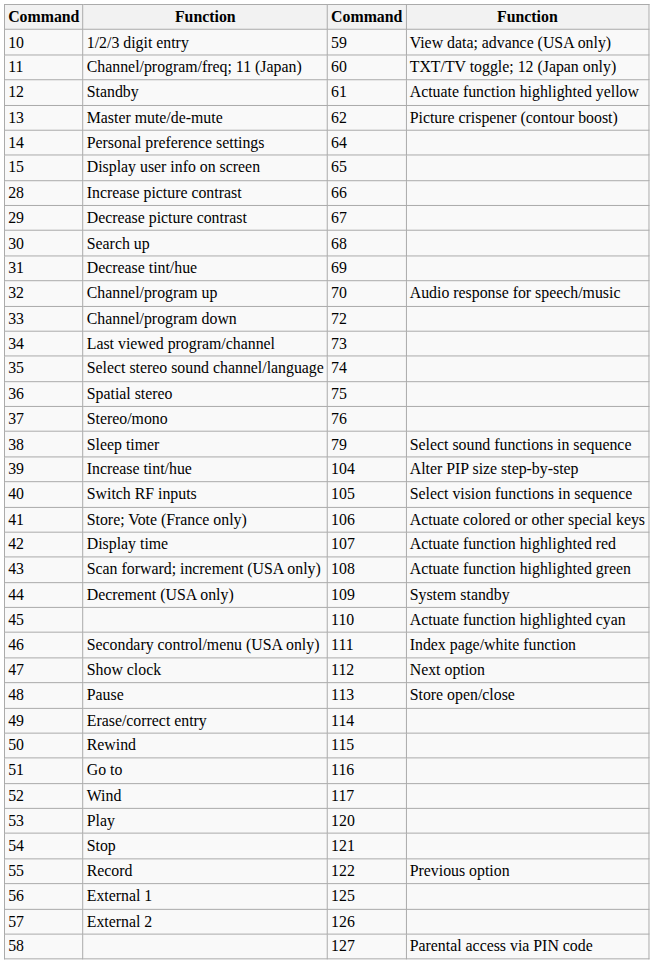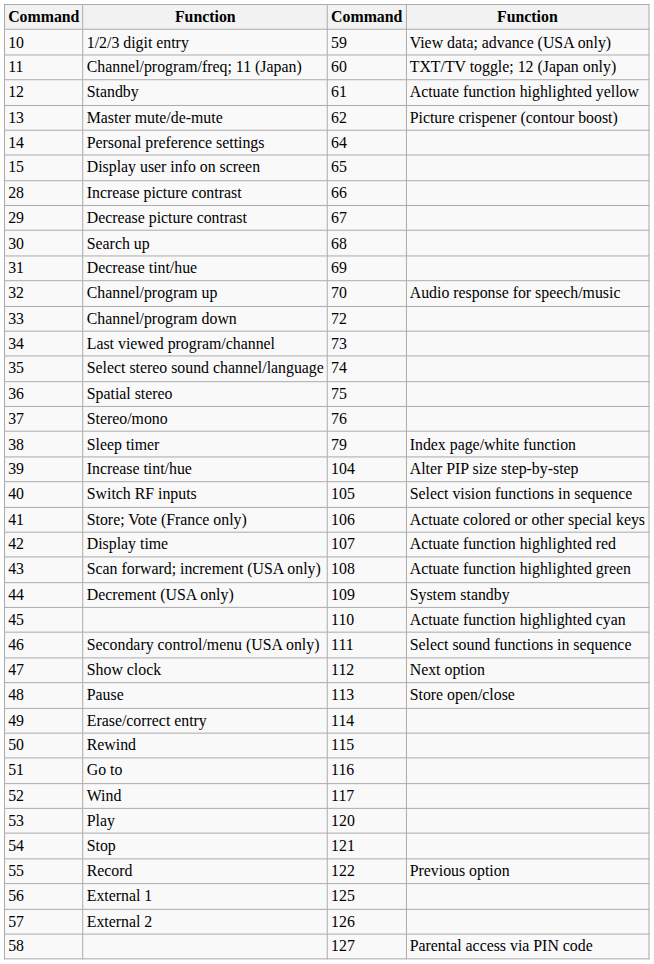(521, 444) Select sound functions in sequence -> (493, 444) Index page/white function
(493, 645) Index page/white function -> (521, 645) Select sound functions in sequence
